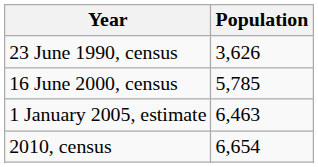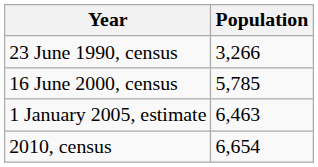(238, 51) 3,626 -> (238, 51) 3,266
